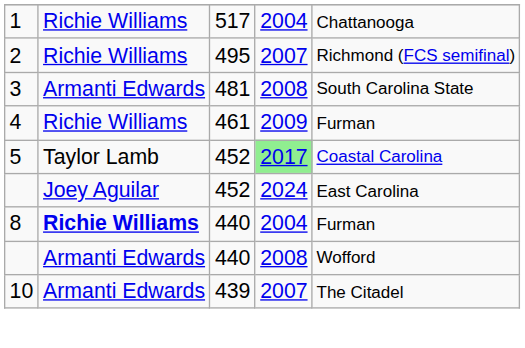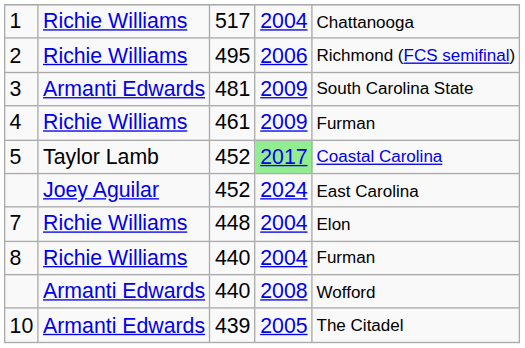(284, 55) 2007 -> (284, 55) 2006
(284, 88) 2008 -> (284, 88) 2009
+ row: (15, 223)
(121, 223) bold -> (115, 257) normal
(284, 291) 2007 -> (284, 325) 2005
